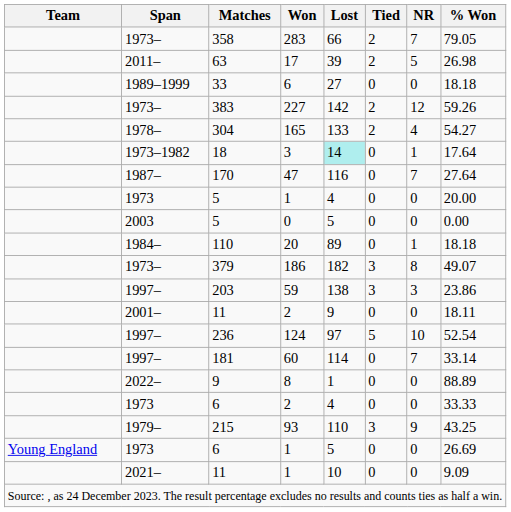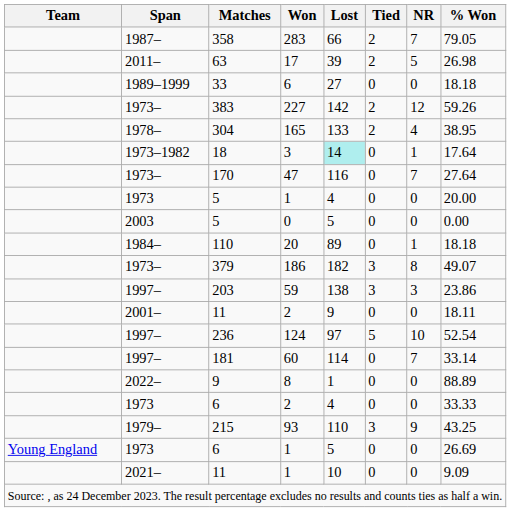(143, 38) 1973– -> (143, 38) 1987–
(460, 130) 54.27 -> (460, 130) 38.95
(143, 175) 1987– -> (143, 175) 1973–
